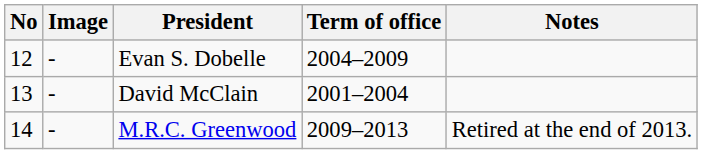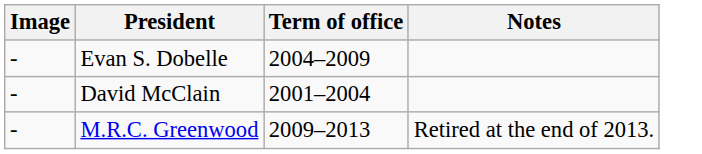- column: (24, 22)
